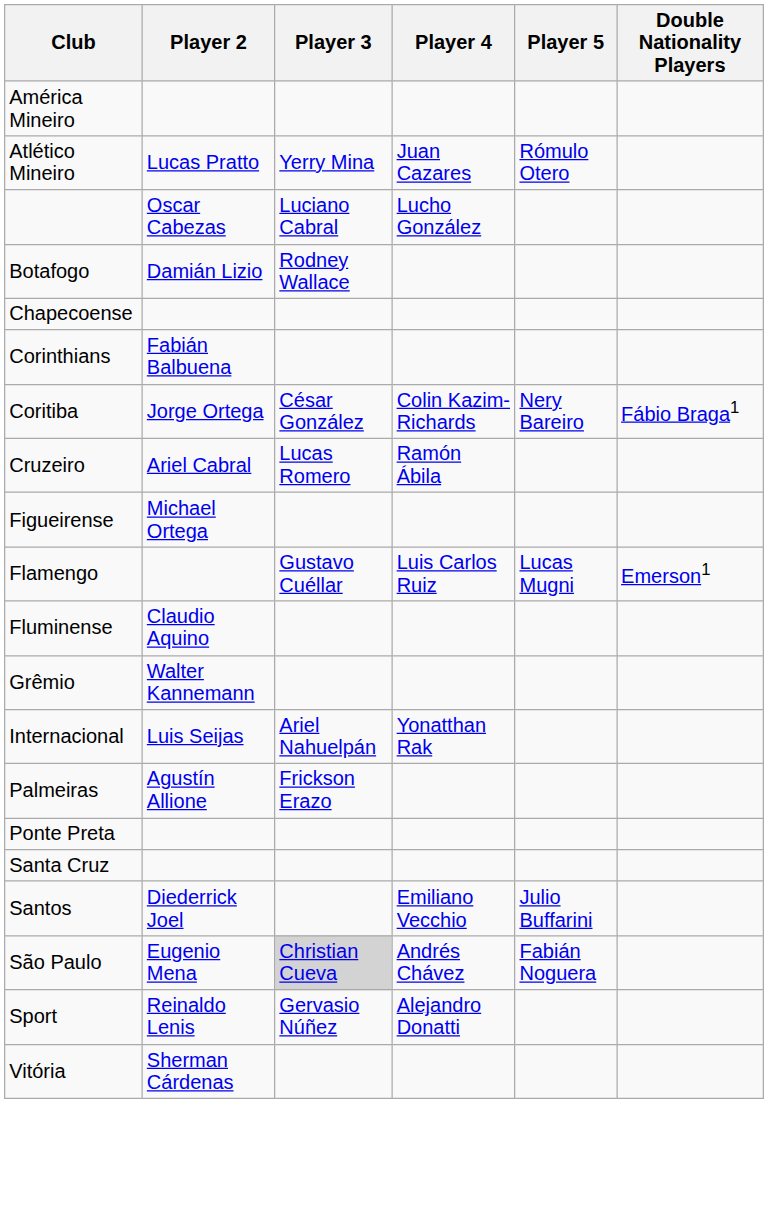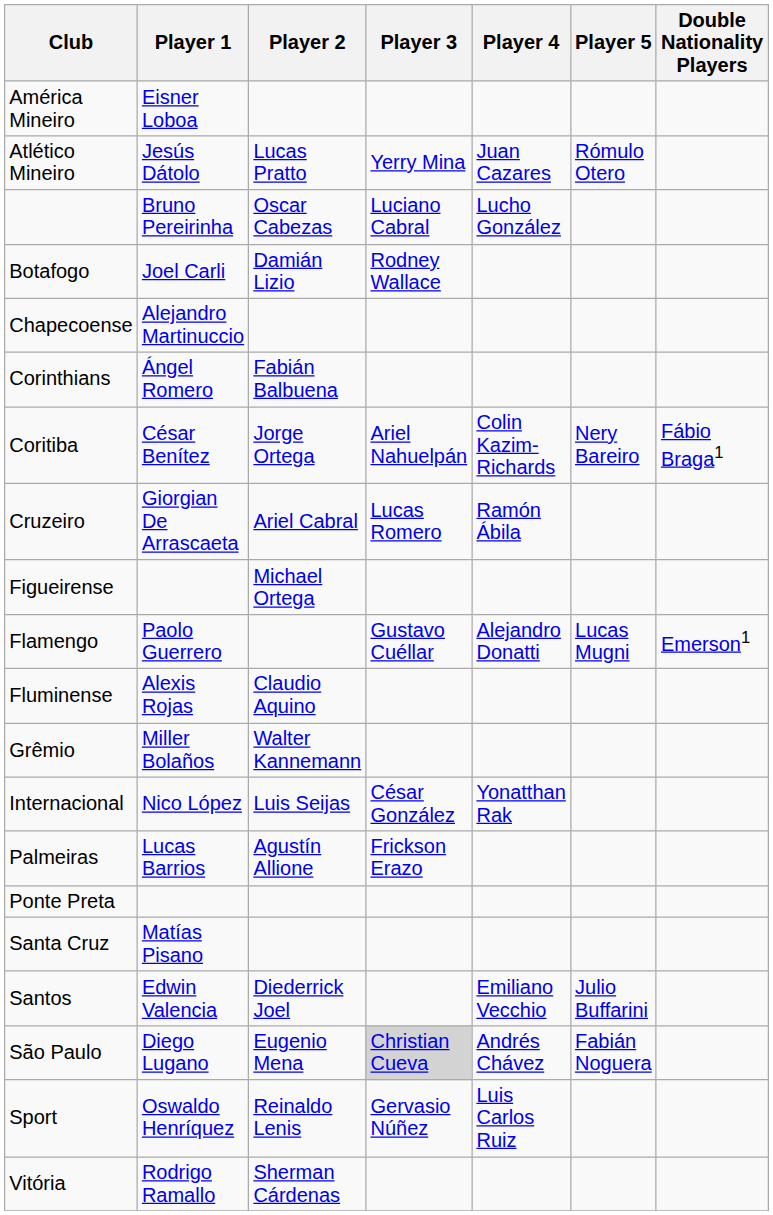+ column: (193, 42)
(322, 411) César González -> (419, 444) Ariel Nahuelpán
(447, 573) Luis Carlos Ruiz -> (519, 641) Alejandro Donatti
(328, 736) Ariel Nahuelpán -> (413, 803) César González
(439, 1016) Alejandro Donatti -> (505, 1118) Luis Carlos Ruiz
